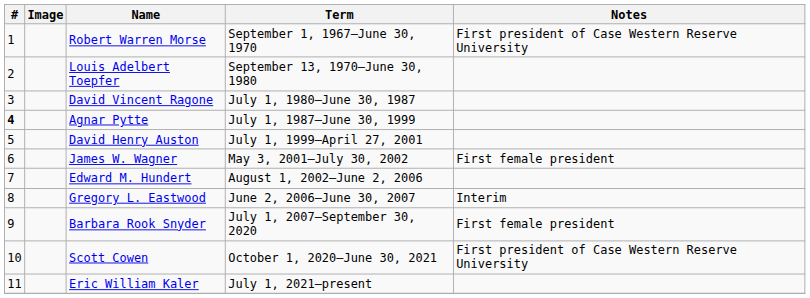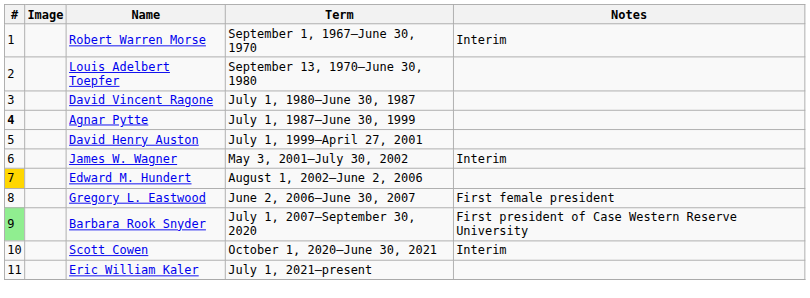(597, 41) First president of Case Western Reserve University -> (481, 41) Interim
(535, 159) First female president -> (481, 159) Interim
(11, 178) no background -> (11, 178) gold background
(481, 198) Interim -> (535, 198) First female president
(11, 224) no background -> (11, 224) lightgreen background
(535, 224) First female president -> (597, 224) First president of Case Western Reserve University
(597, 257) First president of Case Western Reserve University -> (481, 251) Interim
